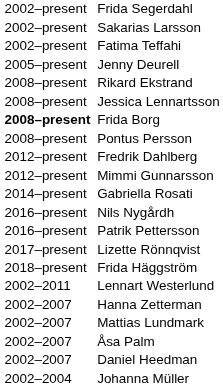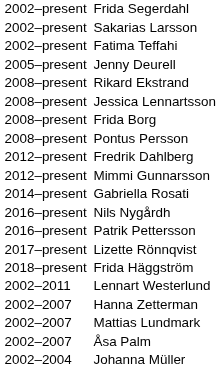(47, 120) bold -> (46, 120) normal
- row: (147, 360)
